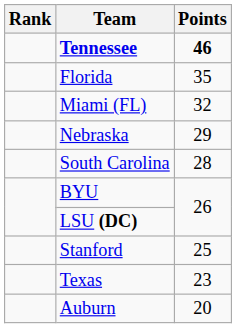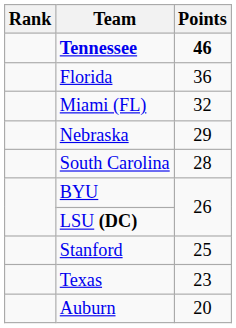(202, 76) 35 -> (202, 76) 36
